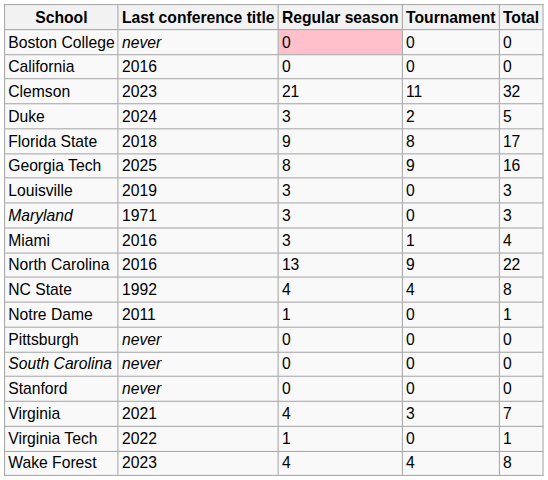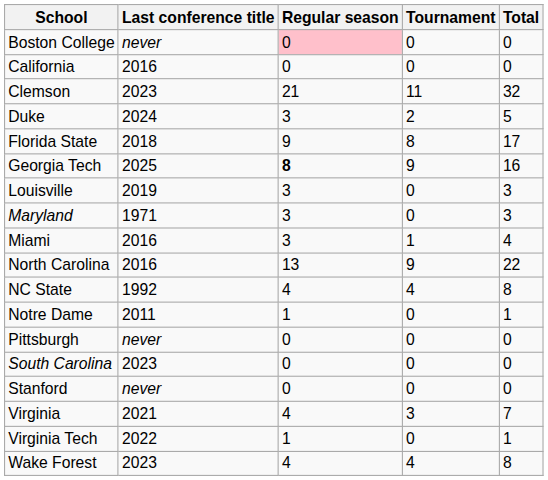(286, 166) normal -> (286, 166) bold
(142, 364) never -> (139, 364) 2023
